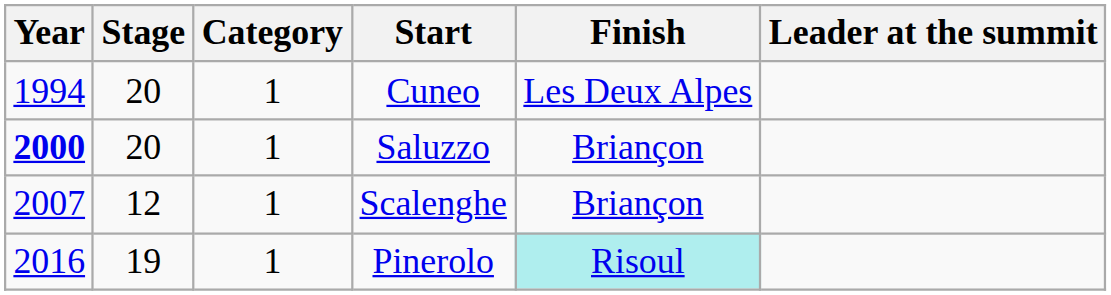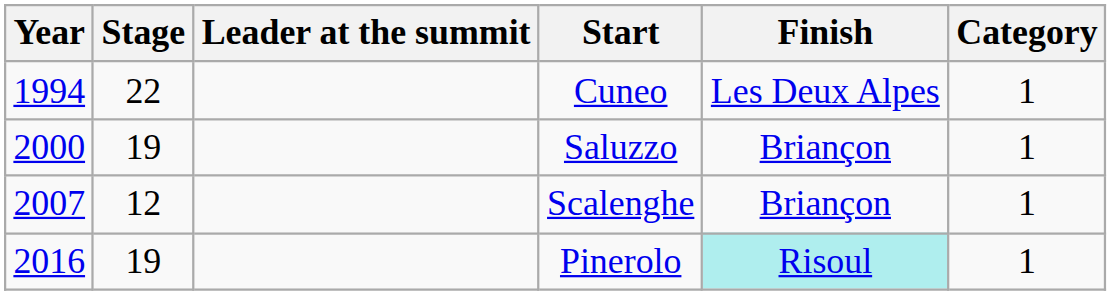columns swapped: (272, 32) <-> (933, 32)
(143, 89) 20 -> (143, 89) 22
(49, 146) bold -> (49, 146) normal
(143, 146) 20 -> (143, 146) 19
